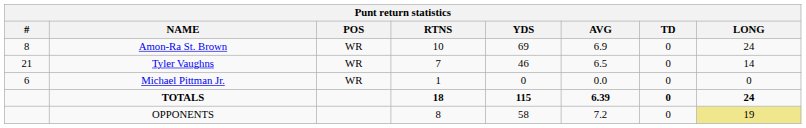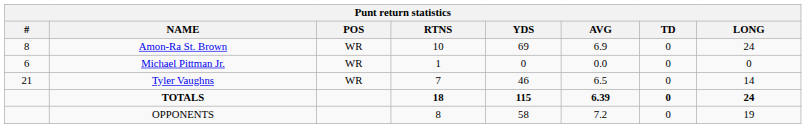rows swapped: (183, 64) <-> (183, 81)
(749, 115) khaki background -> (749, 115) no background
